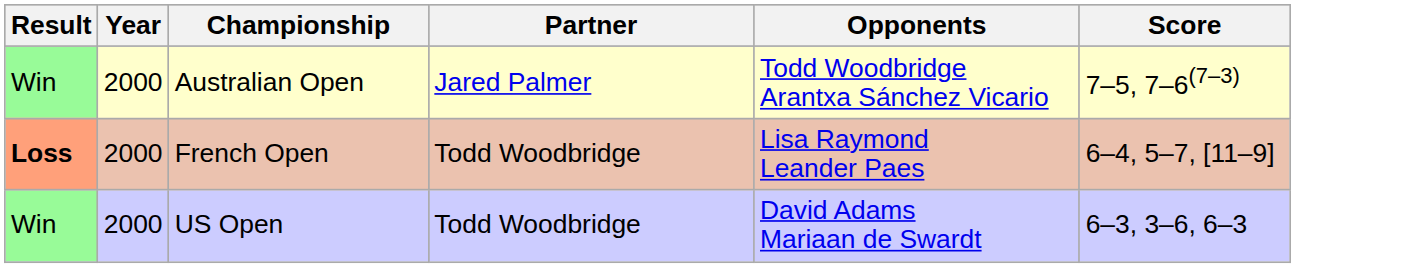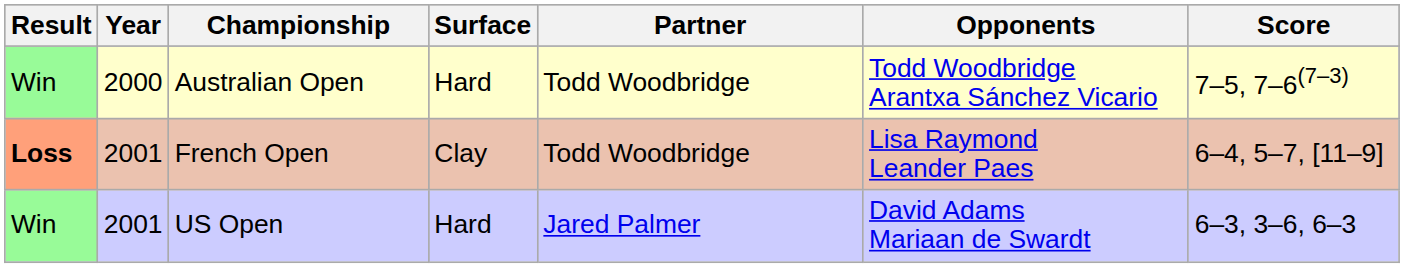+ column: (483, 25)
(513, 82) Jared Palmer -> (647, 82) Todd Woodbridge
(133, 153) 2000 -> (133, 153) 2001
(133, 225) 2000 -> (133, 225) 2001
(538, 225) Todd Woodbridge -> (622, 225) Jared Palmer
